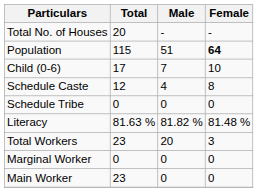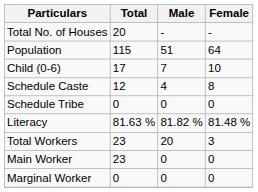(214, 50) bold -> (214, 50) normal
rows swapped: (40, 178) <-> (49, 159)
